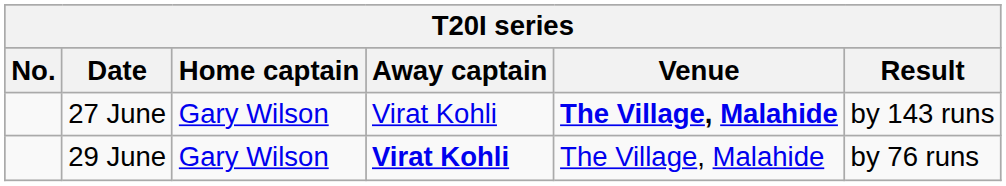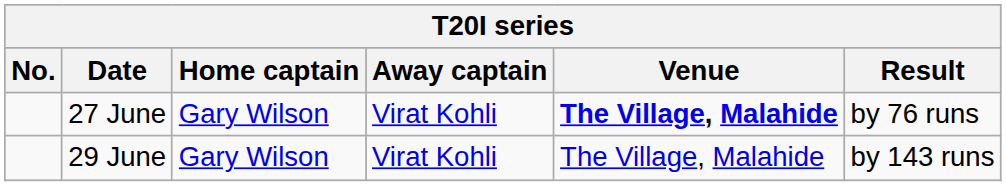(923, 113) by 143 runs -> (915, 113) by 76 runs
(441, 157) bold -> (434, 157) normal
(915, 157) by 76 runs -> (923, 157) by 143 runs
